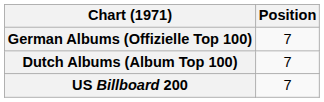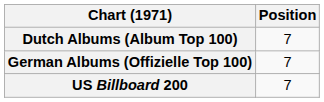rows swapped: (130, 62) <-> (130, 39)
